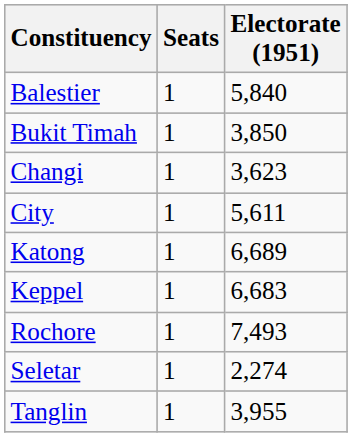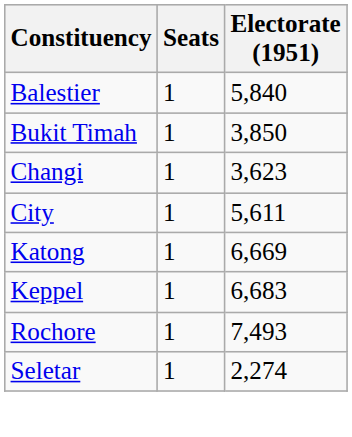(259, 251) 6,689 -> (259, 251) 6,669
- row: (49, 411)
